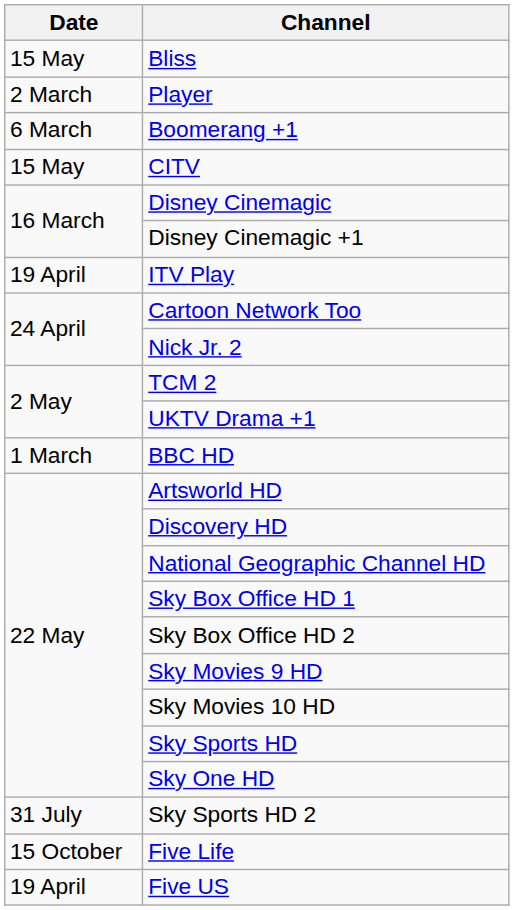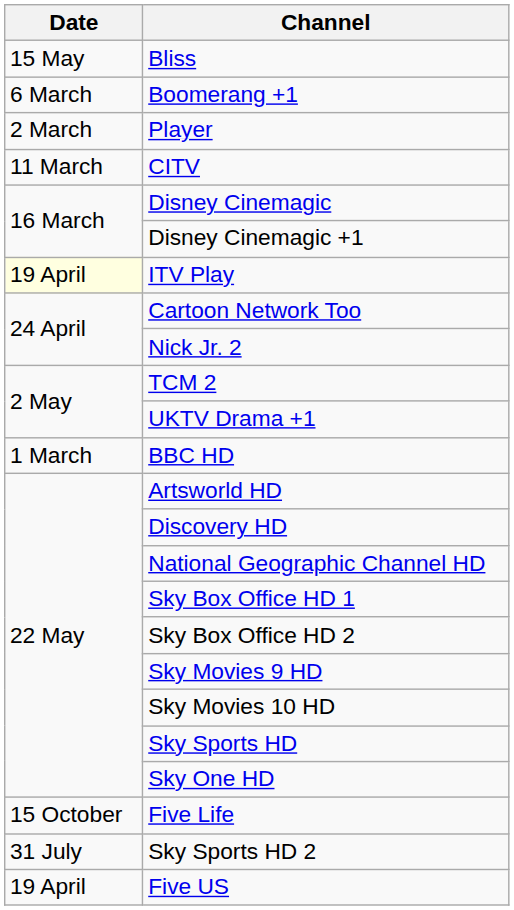rows swapped: (180, 94) <-> (223, 130)
(47, 166) 15 May -> (56, 166) 11 March
(48, 274) no background -> (48, 274) lightyellow background
rows swapped: (232, 815) <-> (191, 851)
